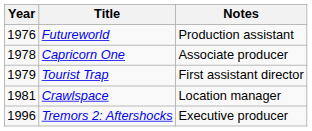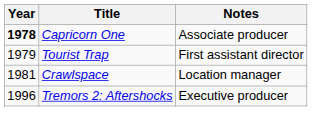- row: (76, 34)
(22, 55) normal -> (22, 34) bold
